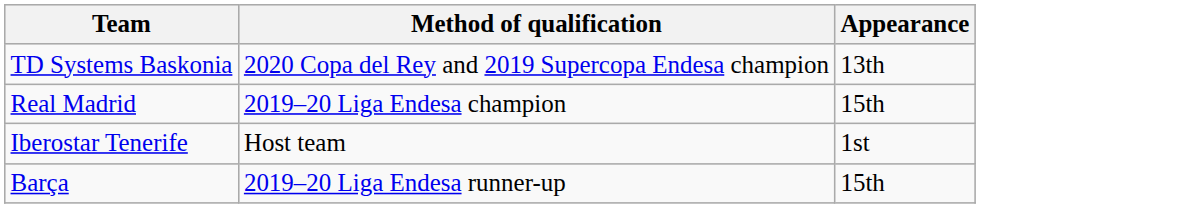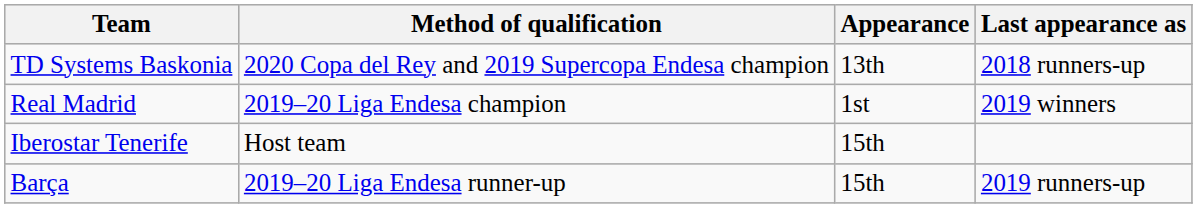+ column: (1084, 24)
(863, 103) 15th -> (855, 103) 1st
(855, 143) 1st -> (863, 143) 15th
